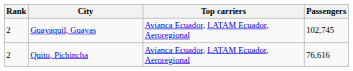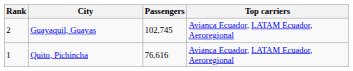columns swapped: (326, 11) <-> (223, 11)
(8, 54) 2 -> (8, 54) 1
